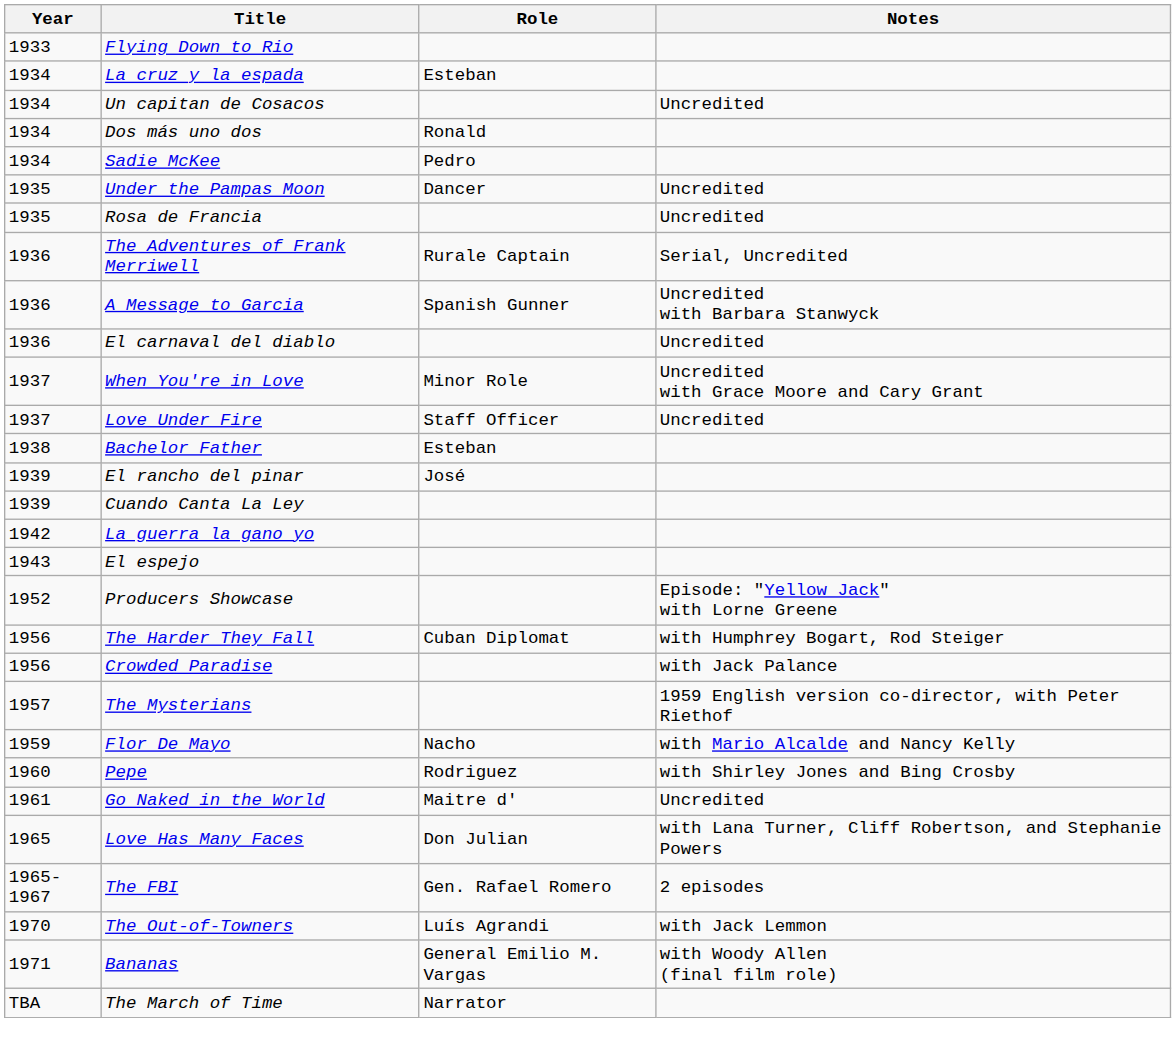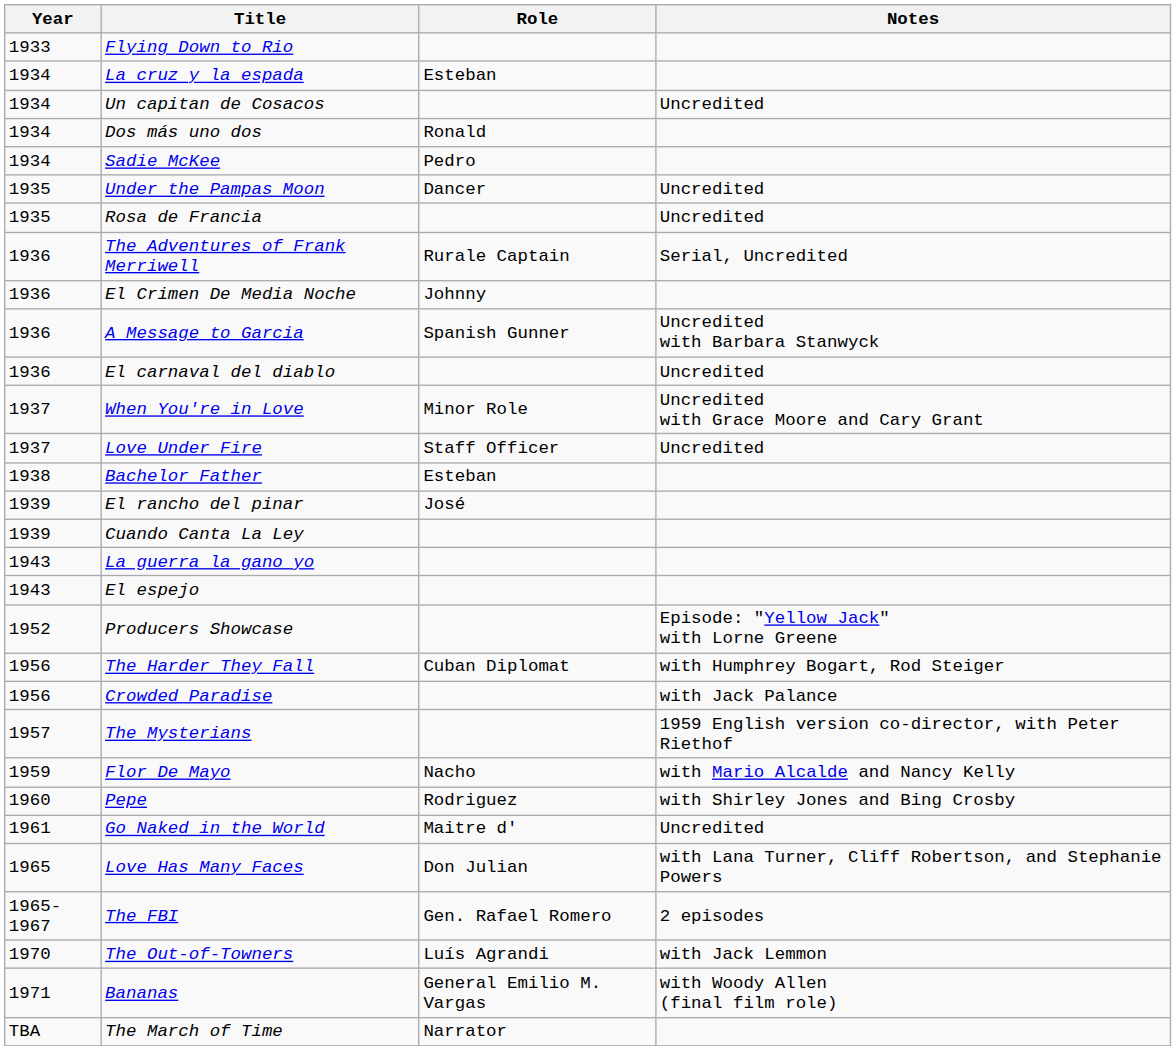+ row: (231, 294)
(30, 533) 1942 -> (30, 562) 1943
